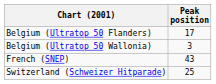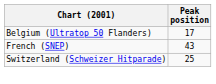- row: (79, 46)
